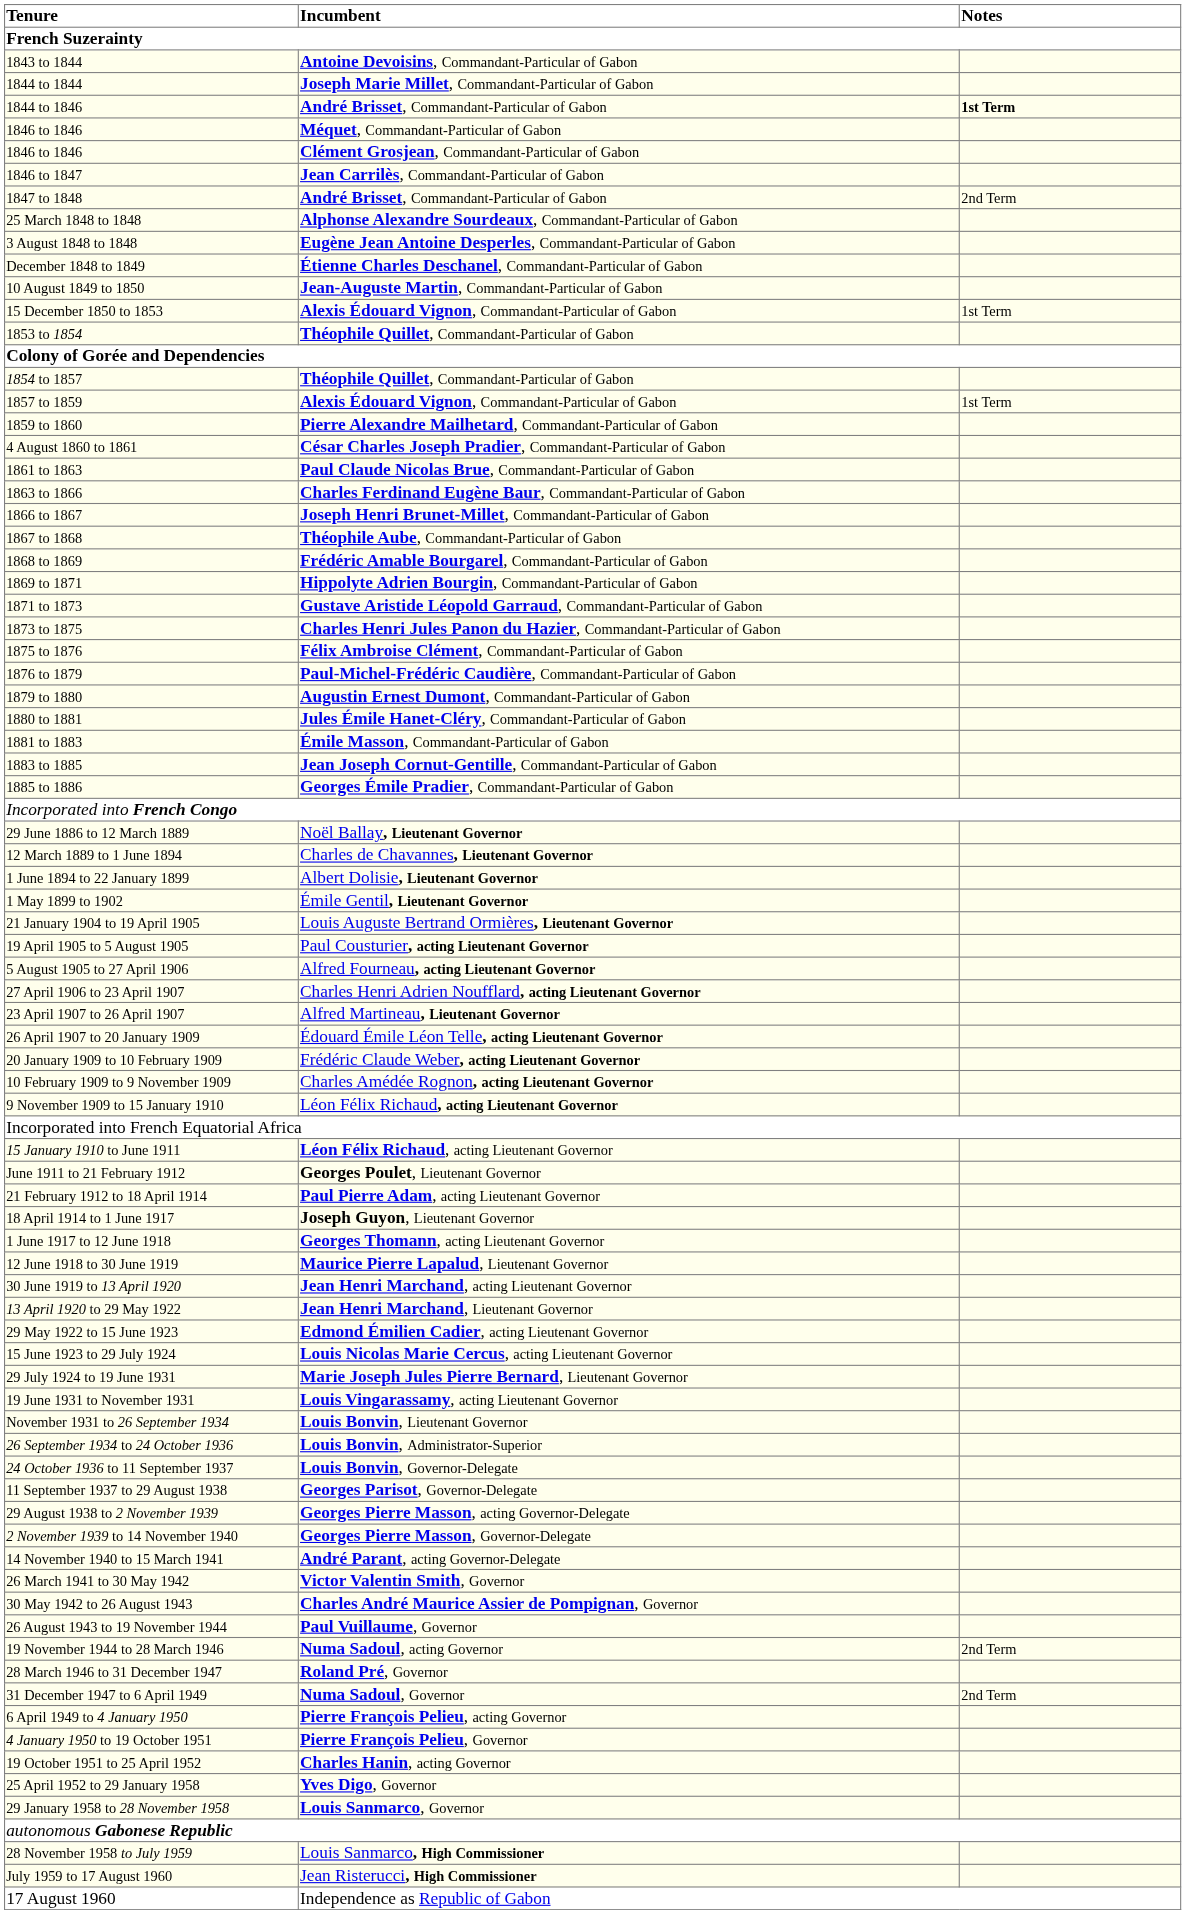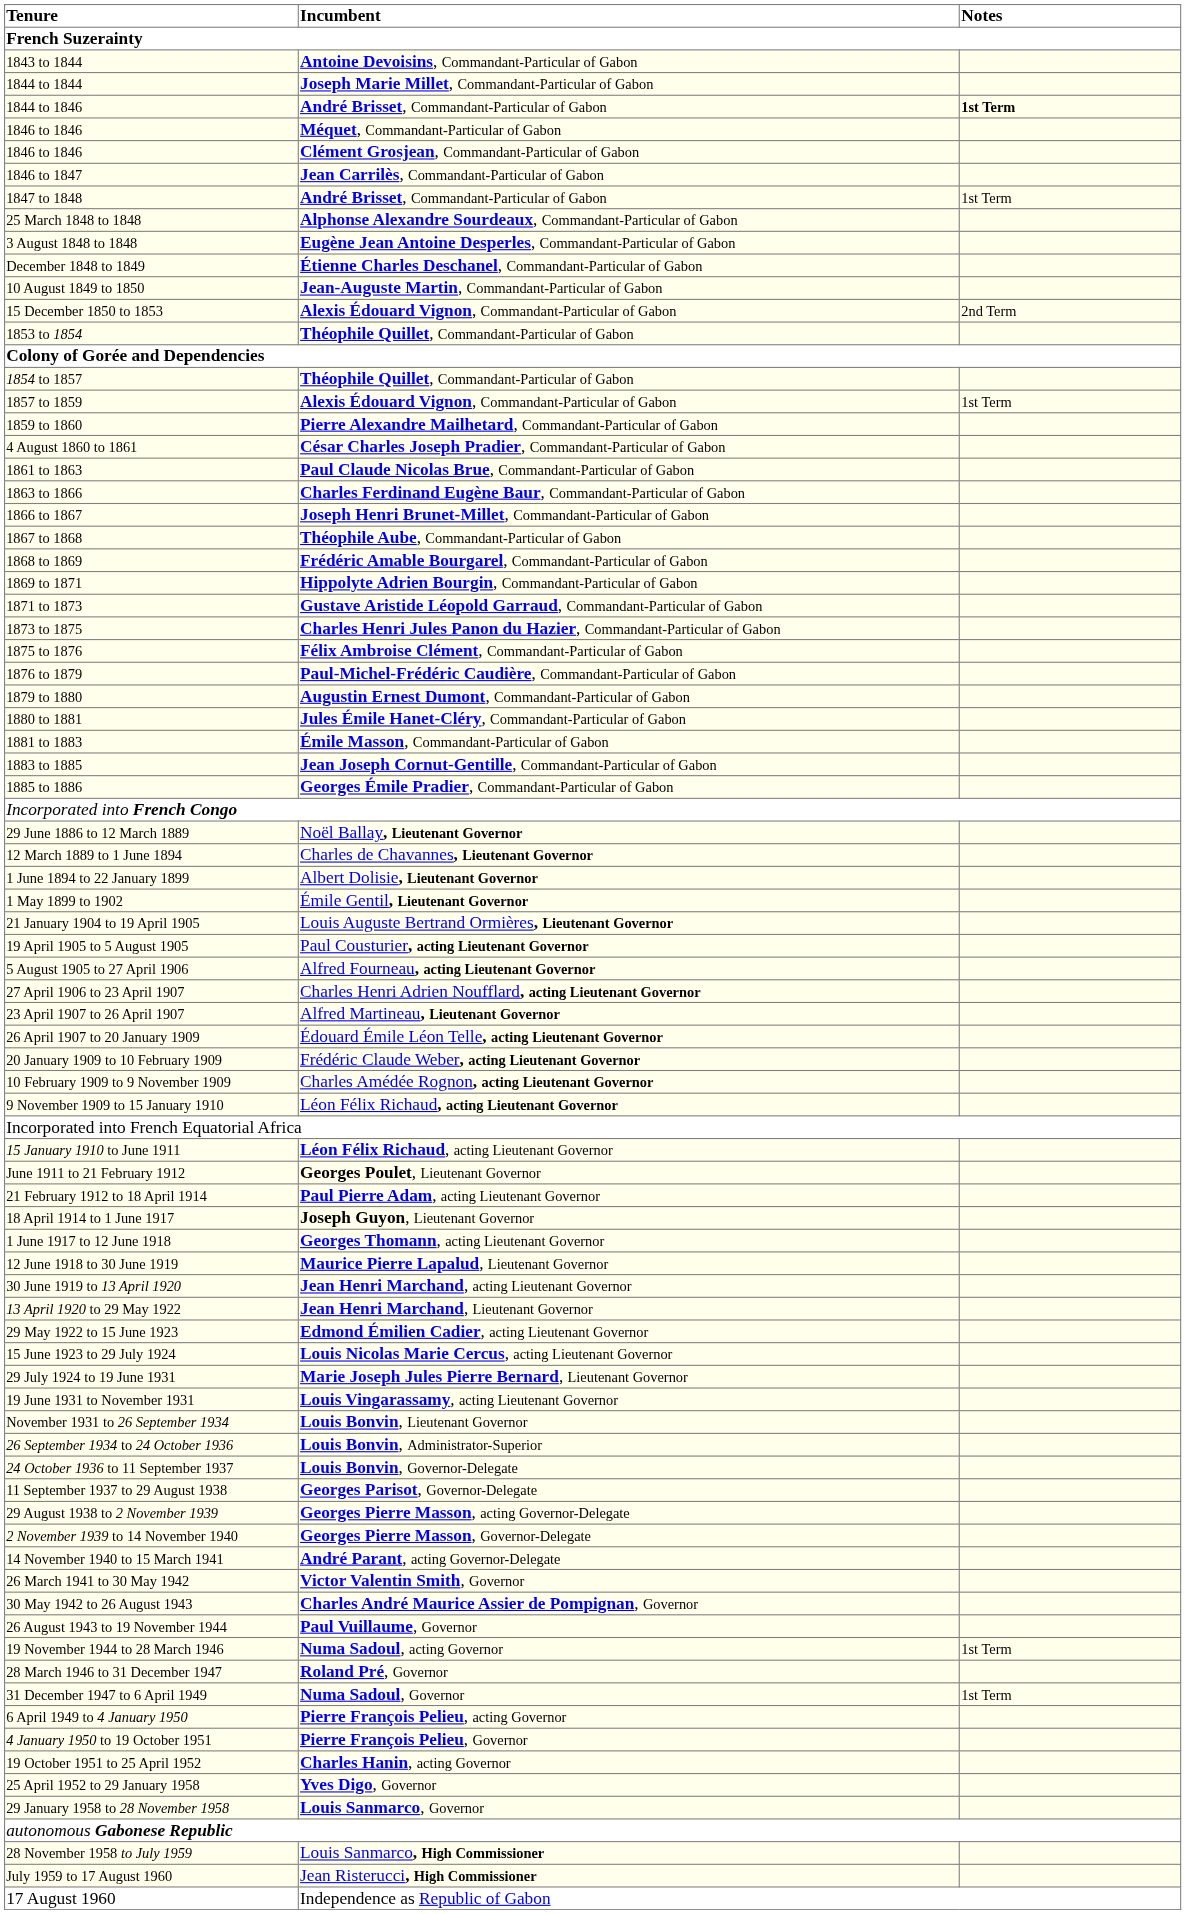(989, 198) 2nd Term -> (986, 198) 1st Term
(986, 311) 1st Term -> (989, 311) 2nd Term
(989, 1649) 2nd Term -> (986, 1649) 1st Term
(989, 1695) 2nd Term -> (986, 1695) 1st Term
